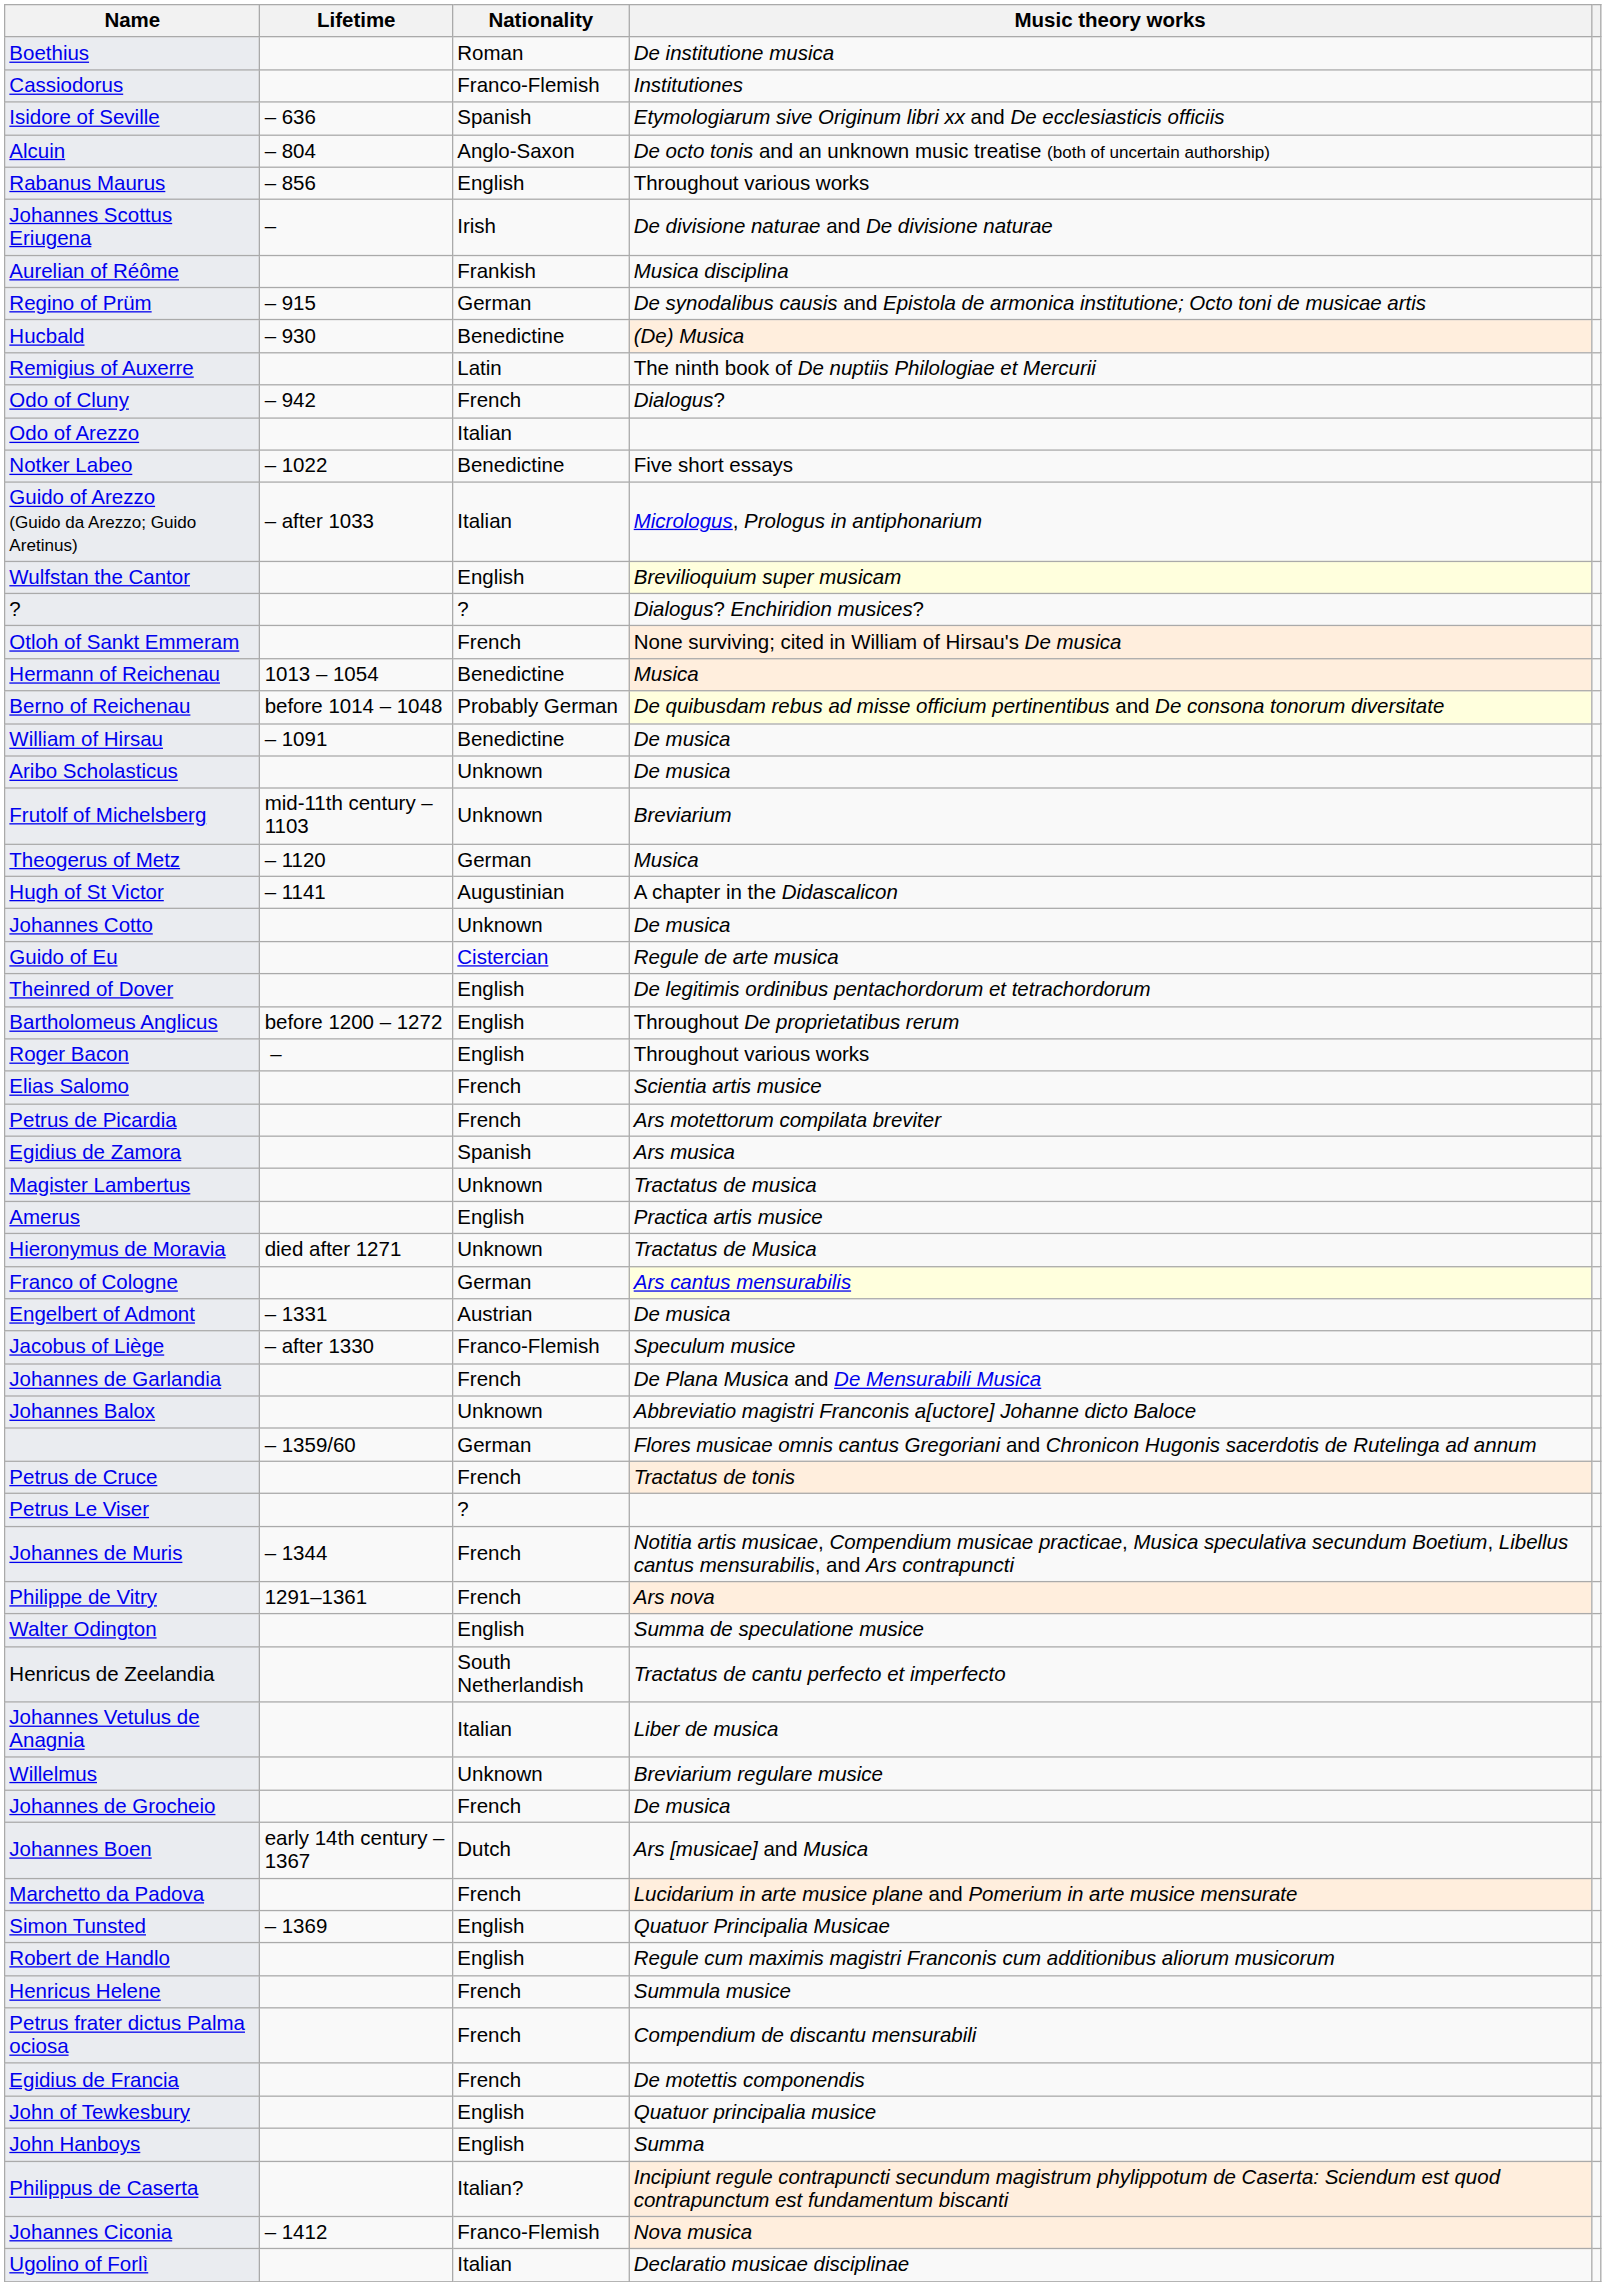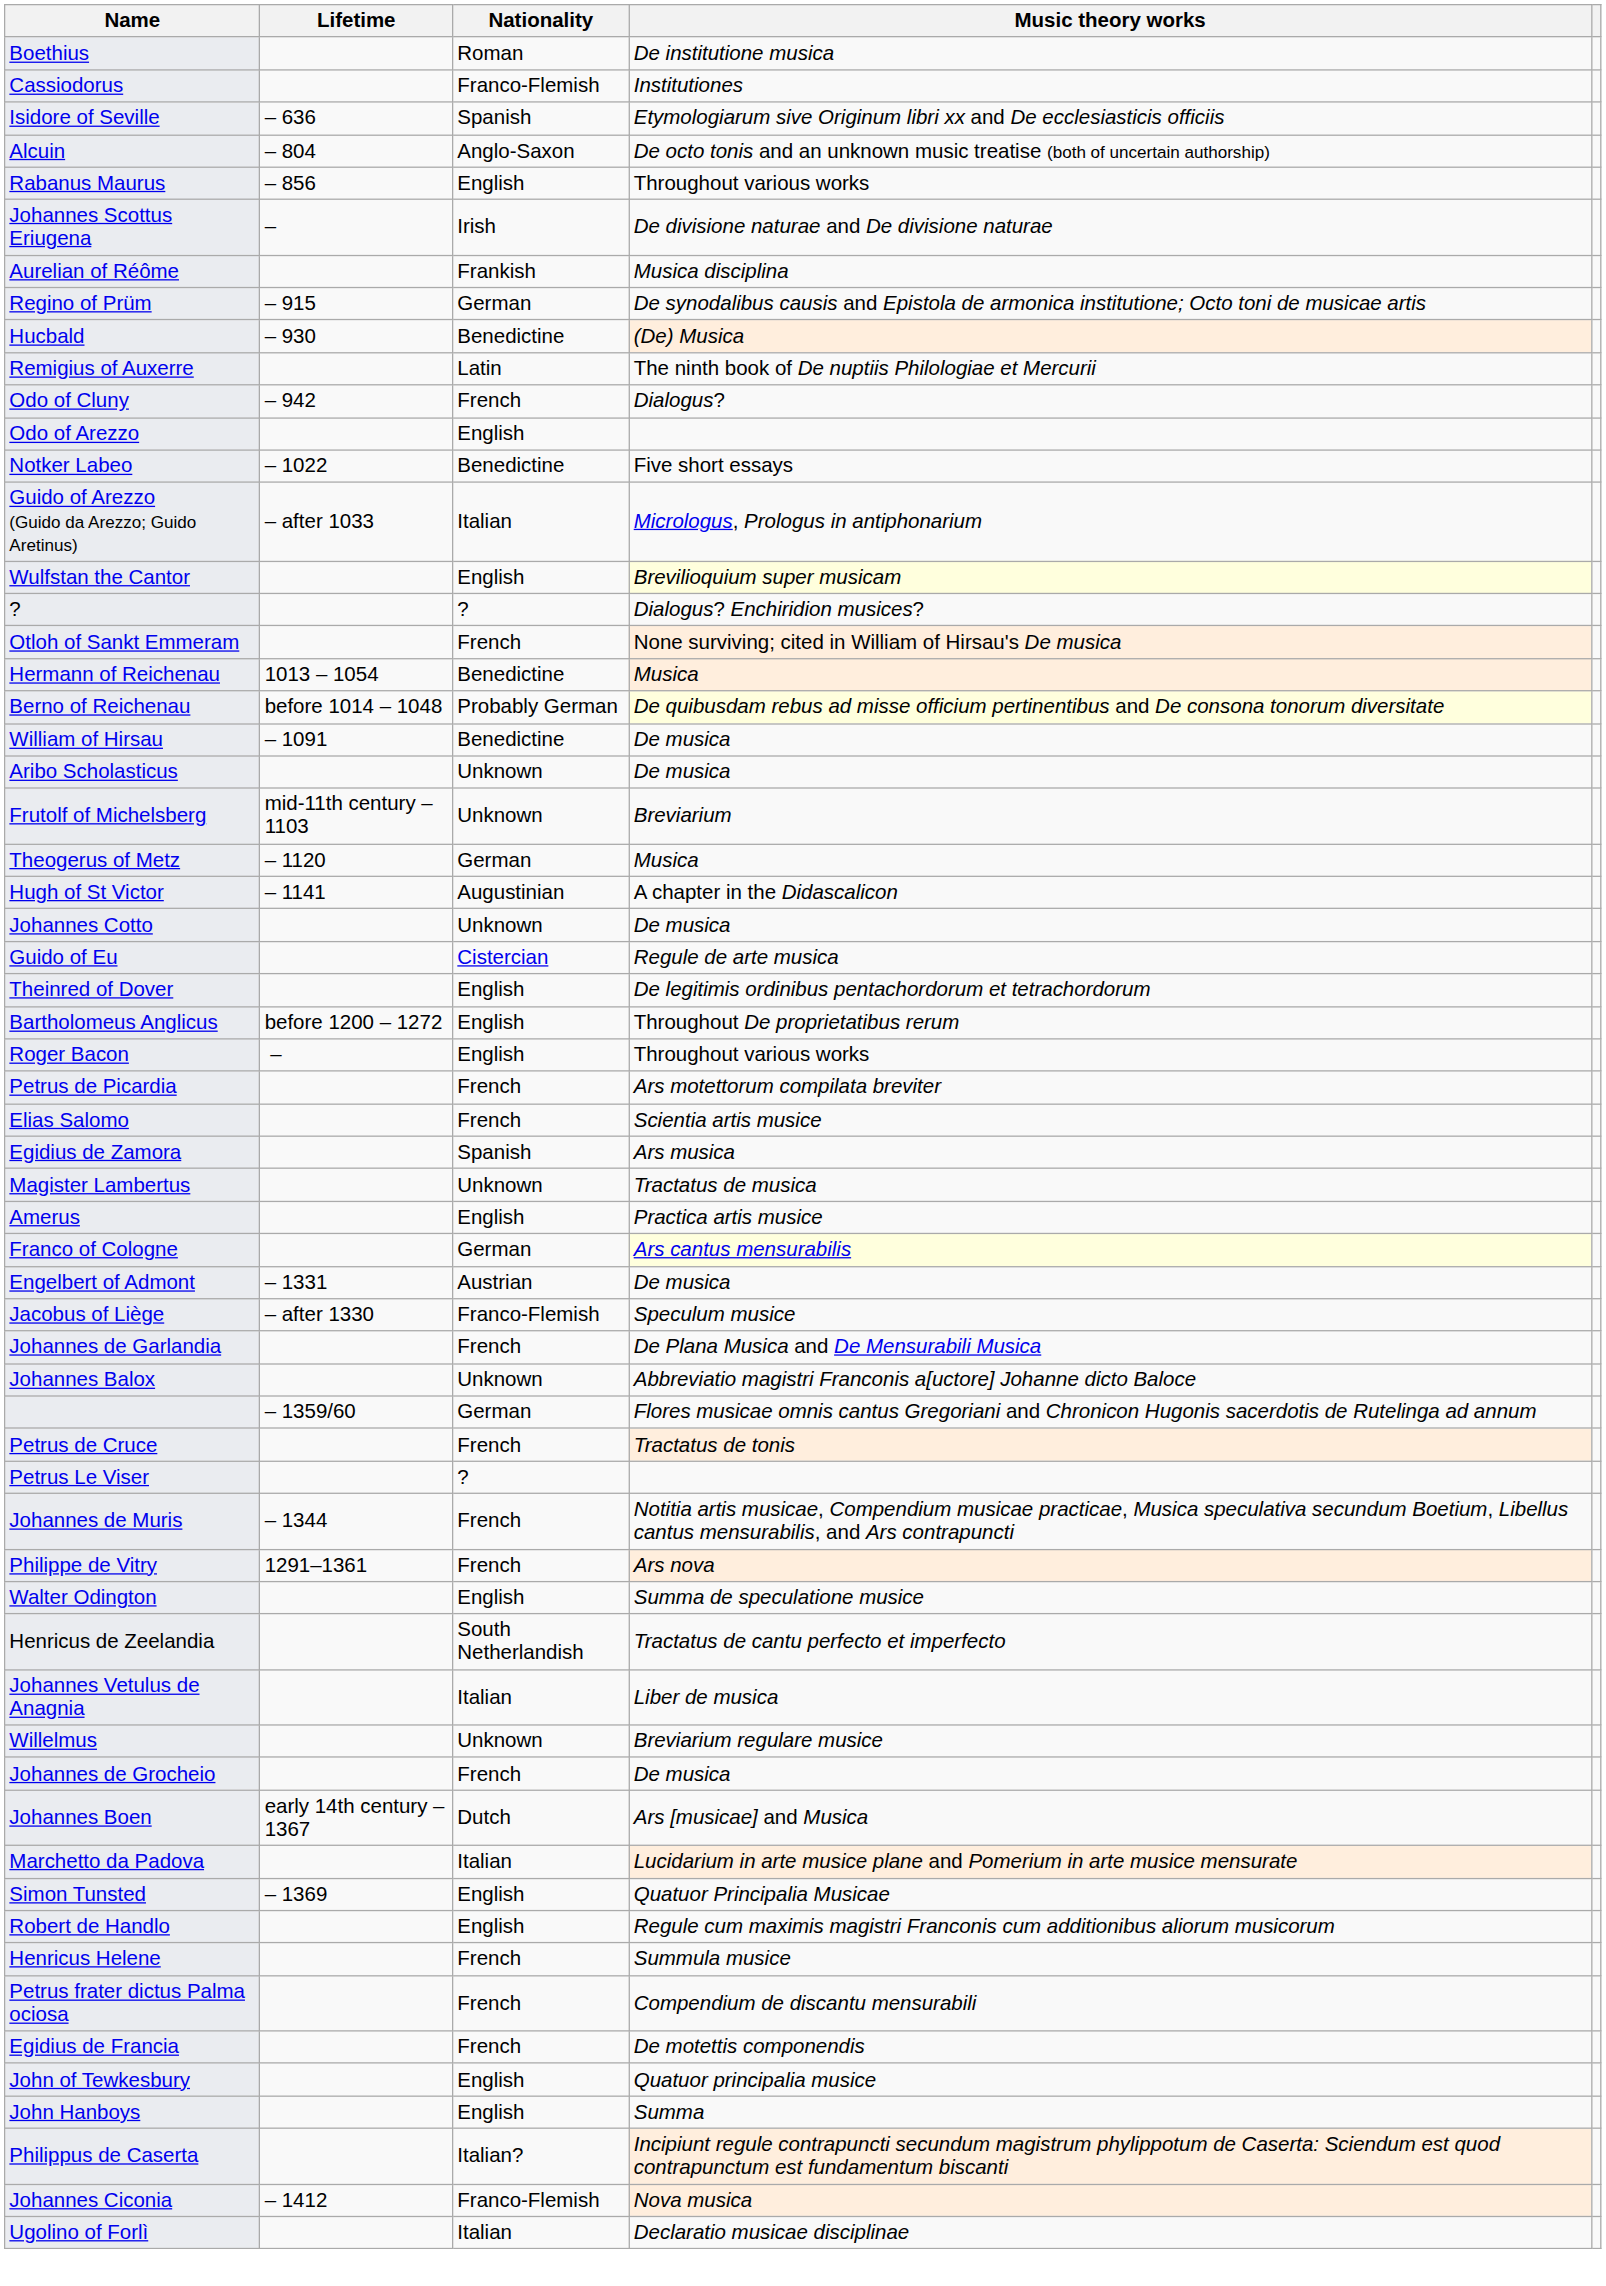(485, 433) Italian -> (491, 433) English
rows swapped: (93, 1119) <-> (69, 1087)
- row: (117, 1249)
(489, 1894) French -> (485, 1861) Italian
